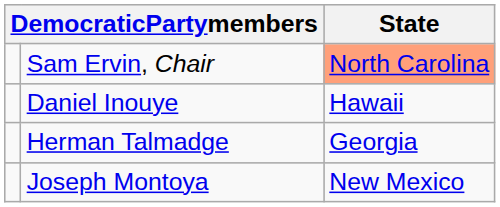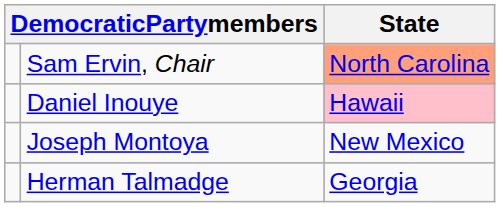(367, 102) no background -> (367, 102) pink background
rows swapped: (118, 181) <-> (128, 142)
